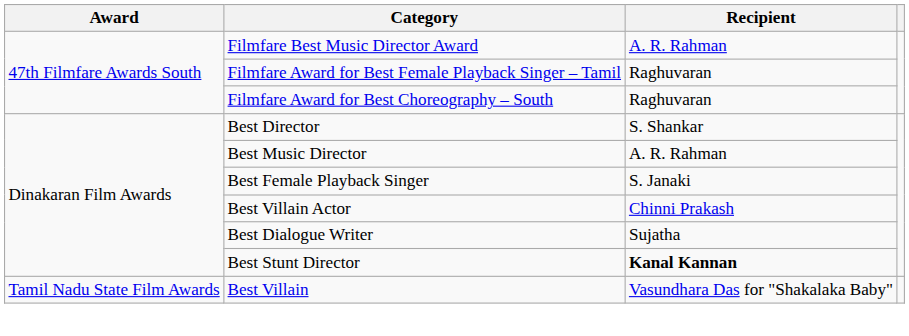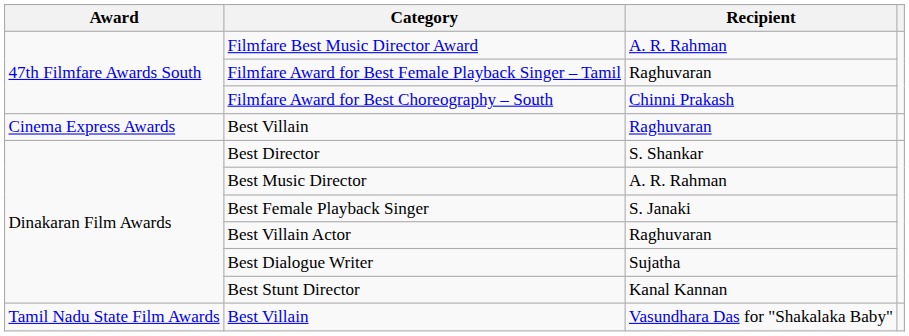(670, 99) Raghuvaran -> (681, 99) Chinni Prakash
+ row: (92, 126)
(681, 208) Chinni Prakash -> (670, 235) Raghuvaran
(683, 262) bold -> (678, 289) normal
